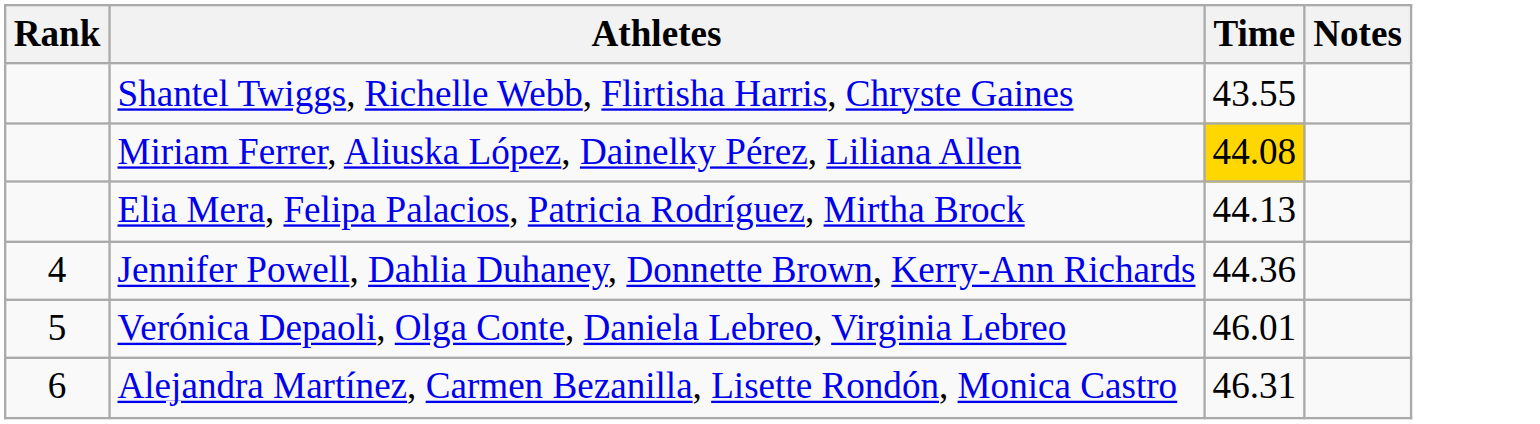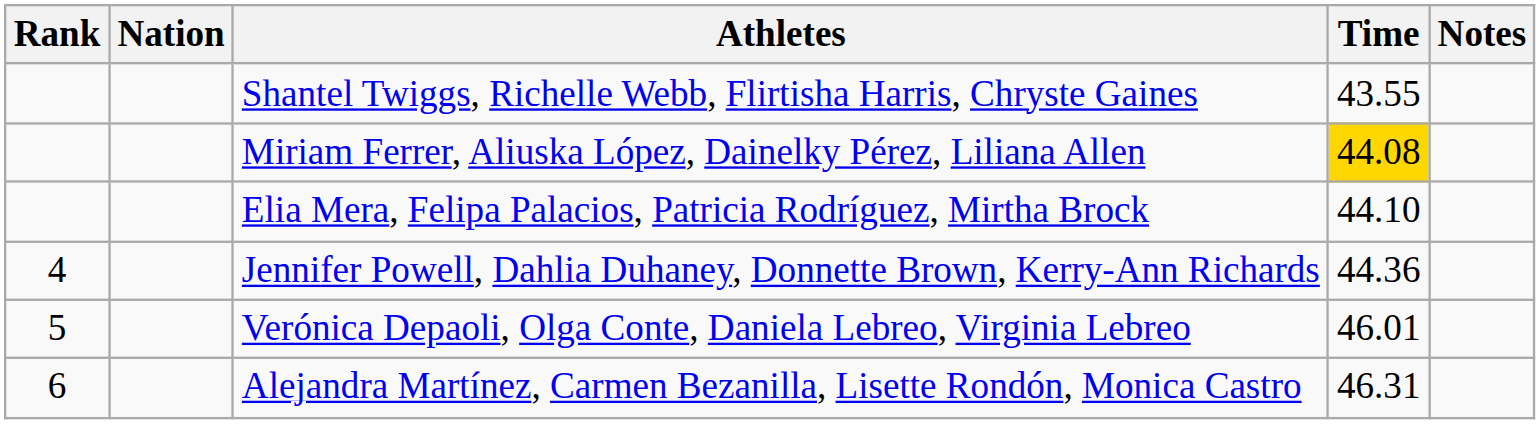+ column: (171, 33)
(1254, 210) 44.13 -> (1379, 210) 44.10
